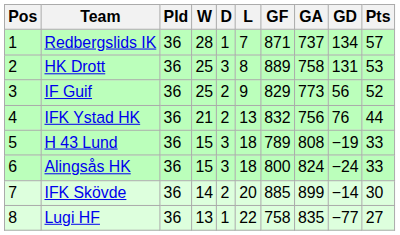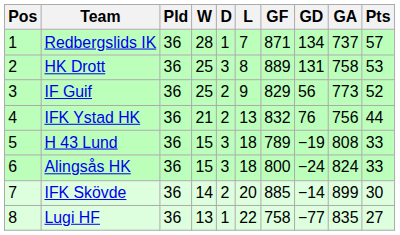columns swapped: (311, 17) <-> (345, 17)
